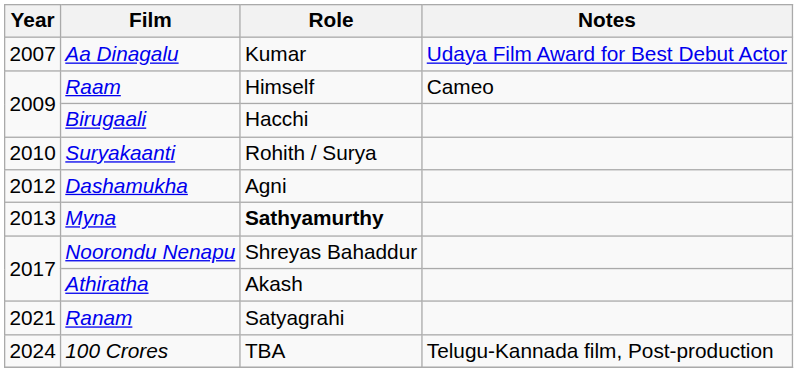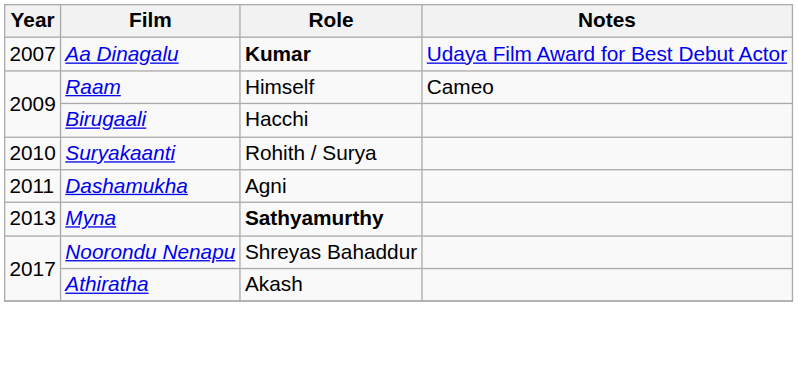(276, 53) normal -> (278, 53) bold
(33, 185) 2012 -> (32, 185) 2011
- row: (99, 317)
- row: (117, 350)
